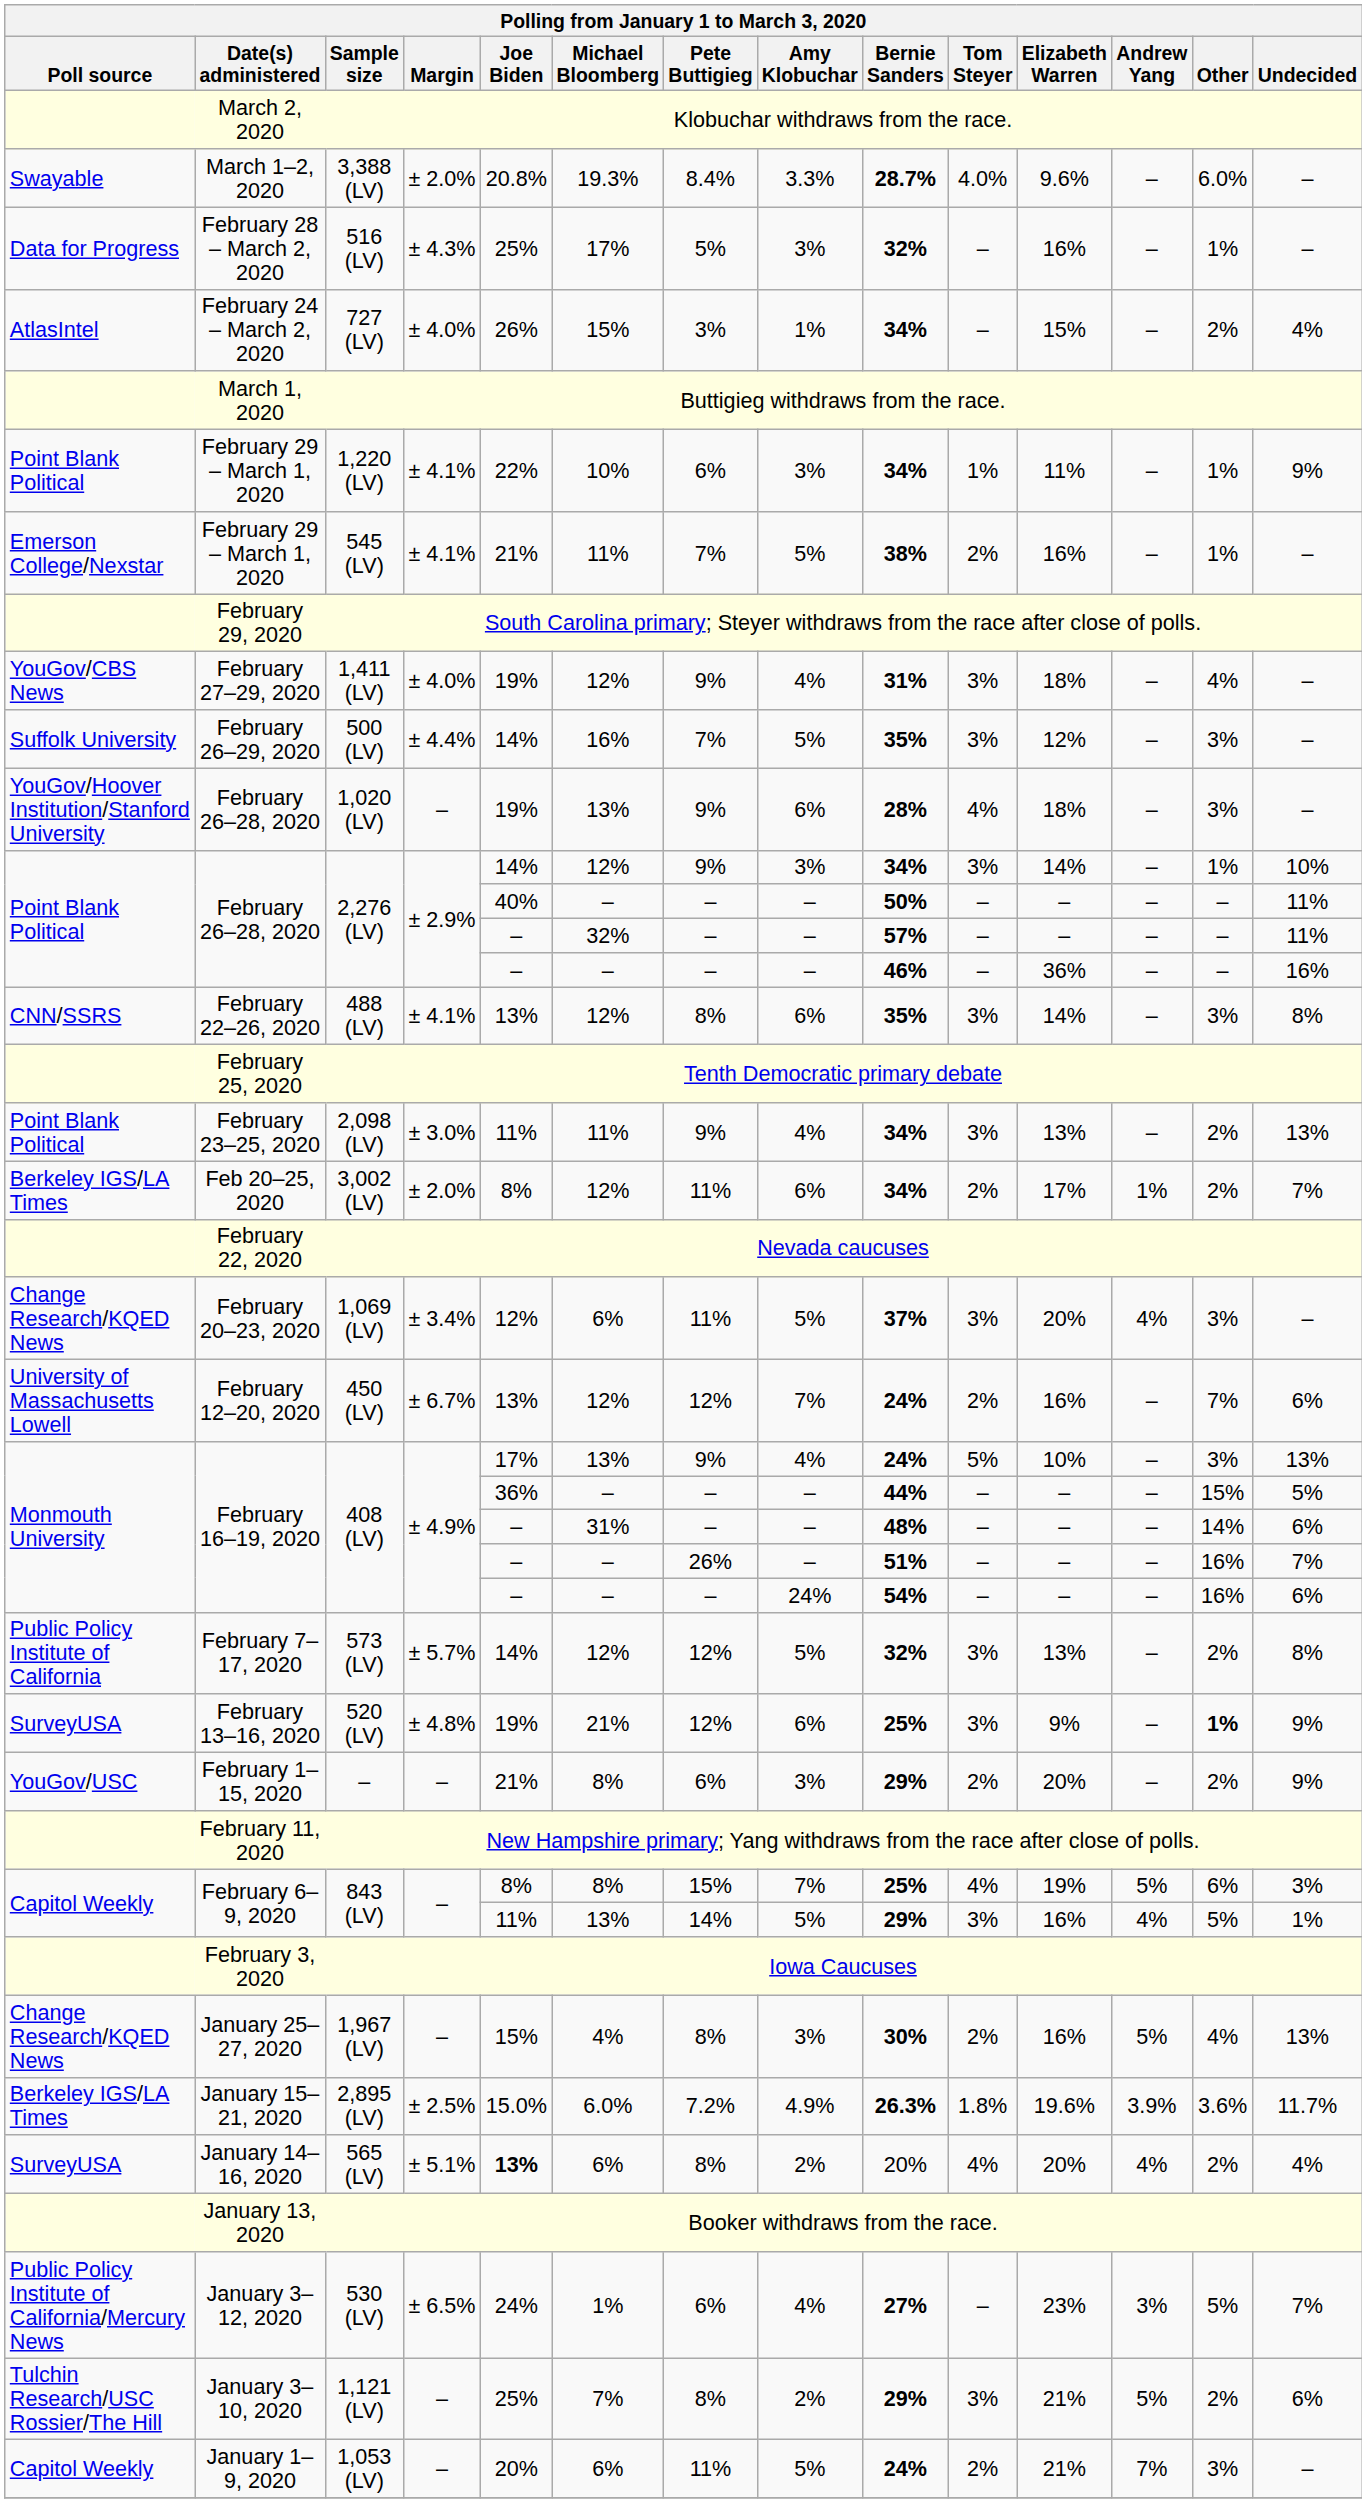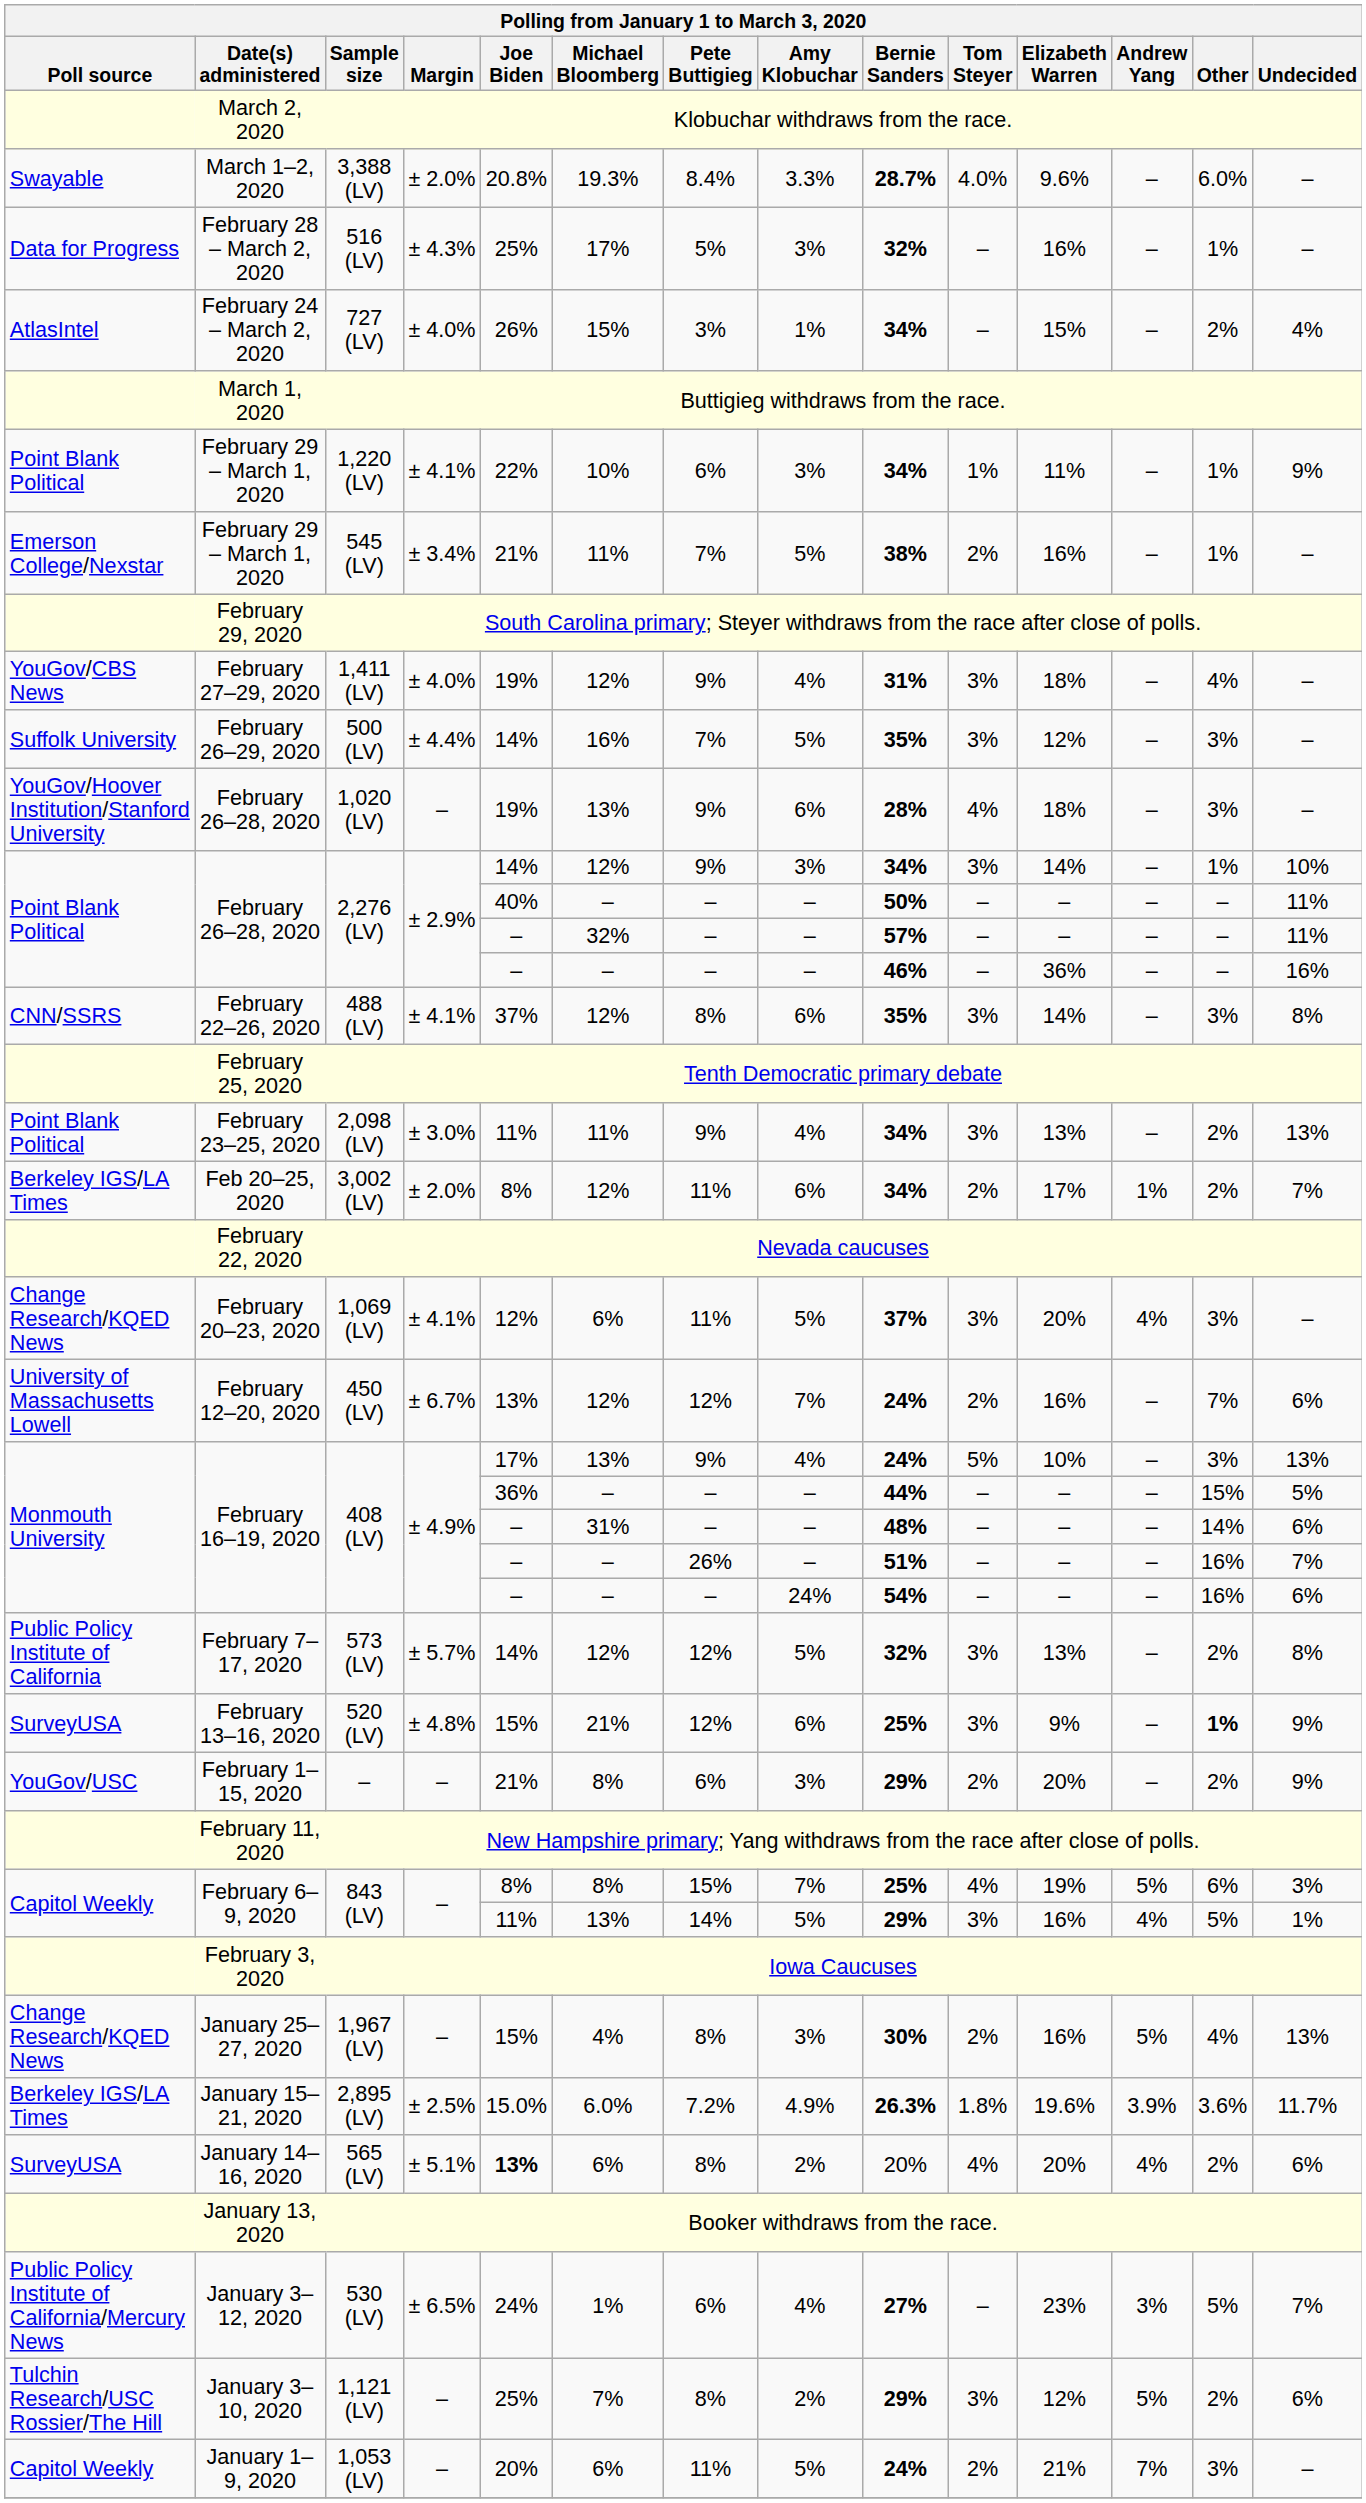(442, 553) ± 4.1% -> (442, 553) ± 3.4%
(516, 1016) 13% -> (516, 1016) 37%
(442, 1319) ± 3.4% -> (442, 1319) ± 4.1%
(516, 1724) 19% -> (516, 1724) 15%
(1307, 2165) 4% -> (1307, 2165) 6%
(1064, 2399) 21% -> (1064, 2399) 12%
